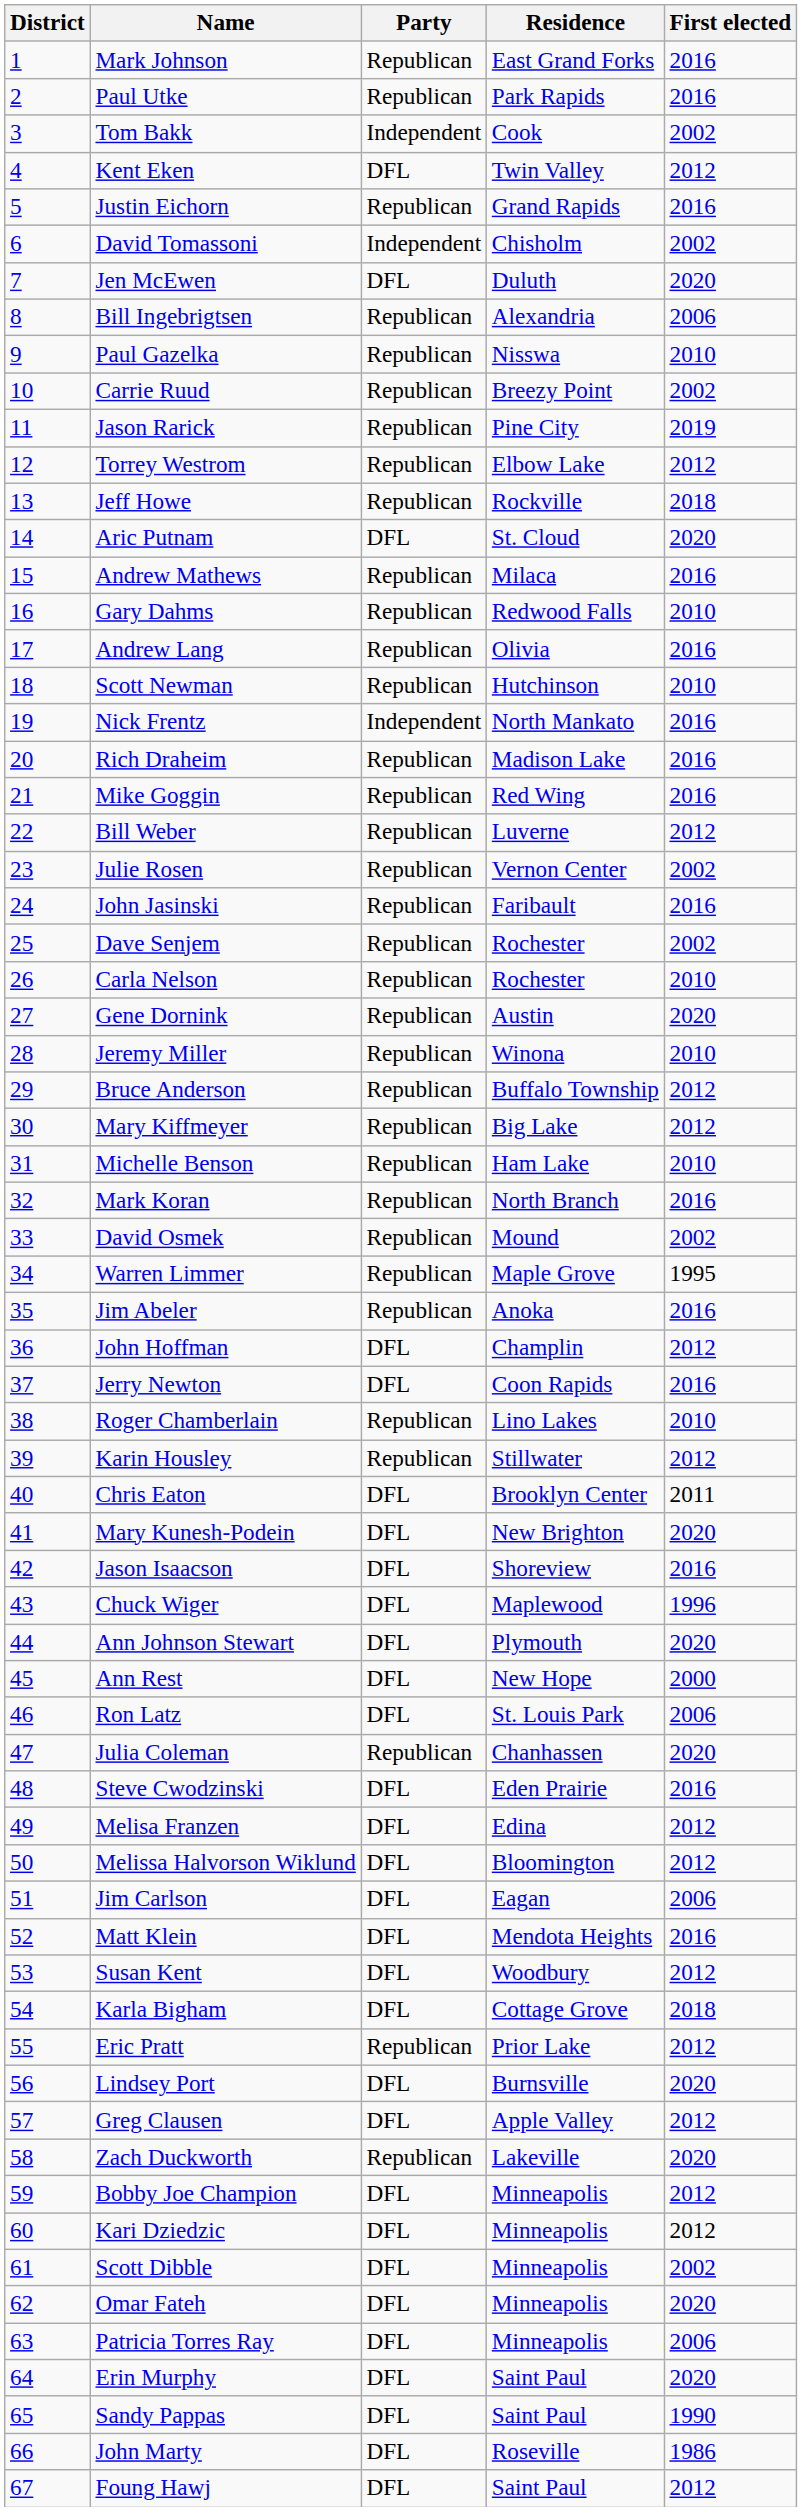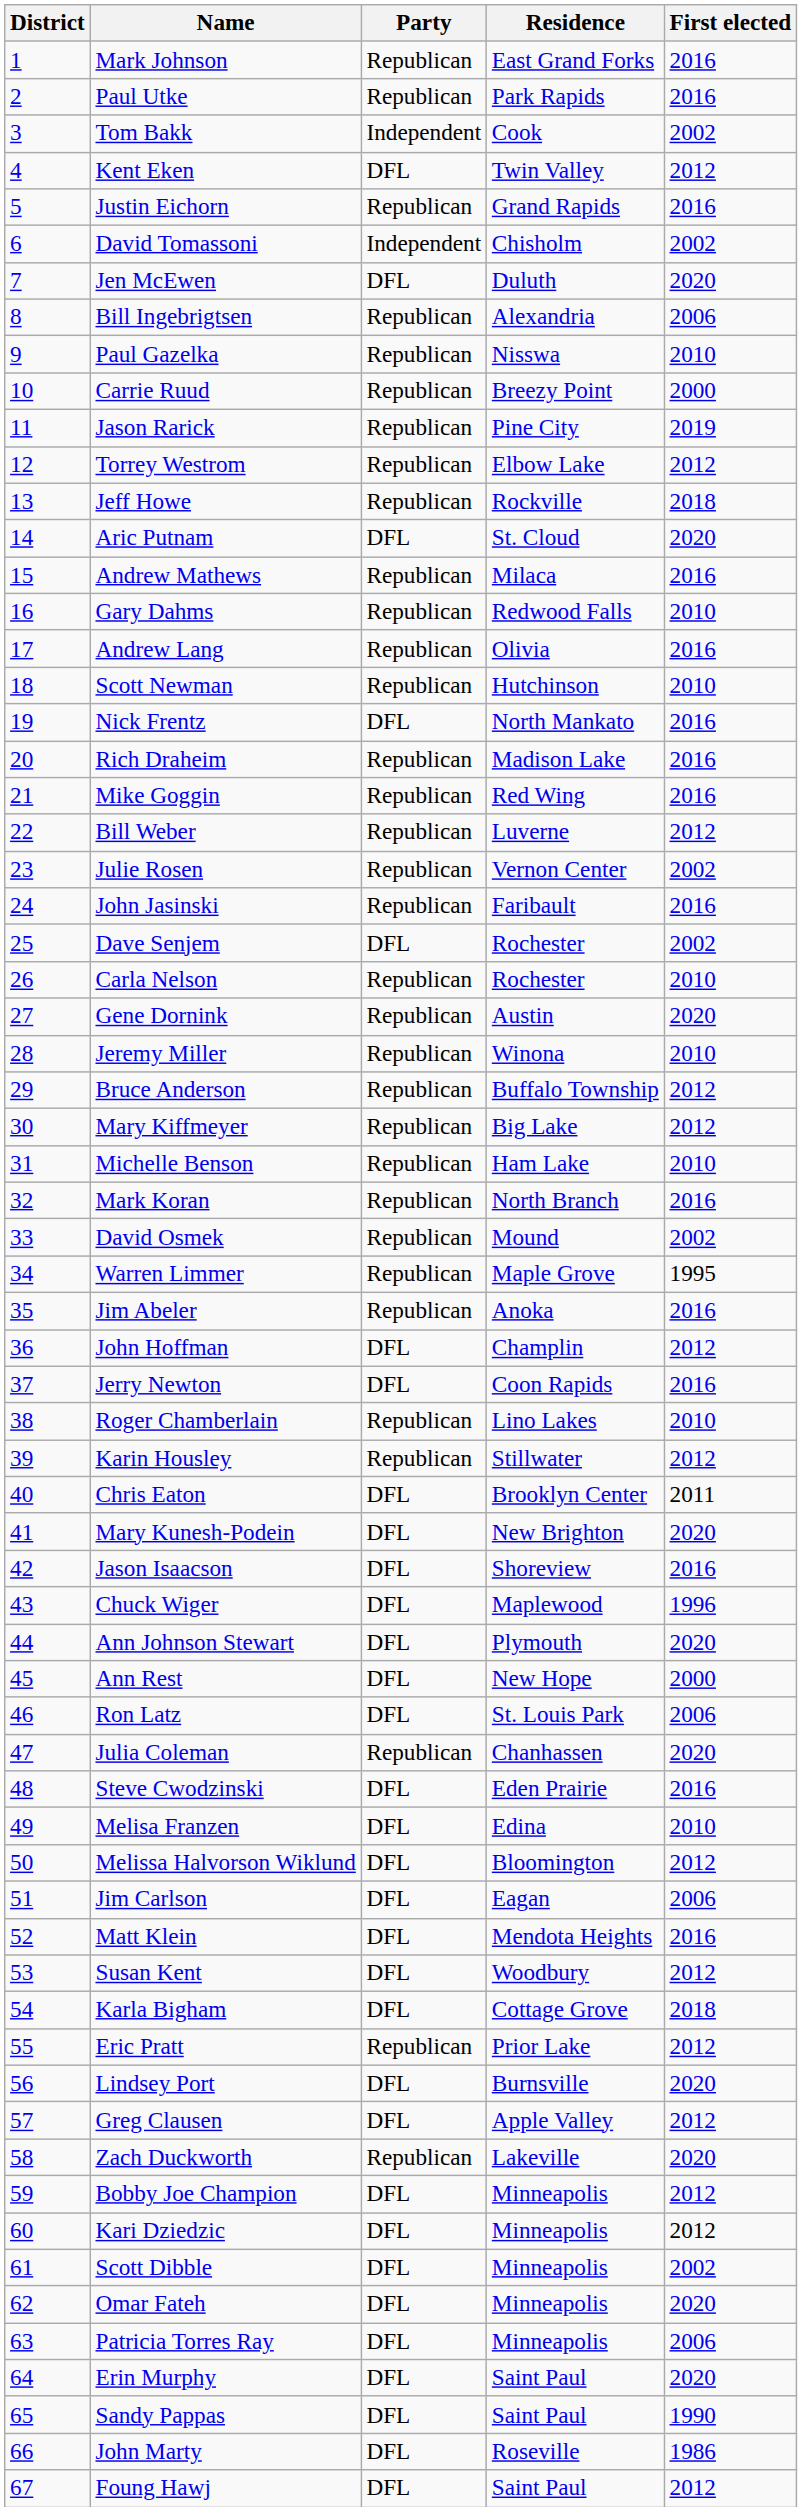(693, 390) 2002 -> (693, 390) 2000
(424, 721) Independent -> (388, 721) DFL
(419, 942) Republican -> (388, 942) DFL
(693, 1825) 2012 -> (693, 1825) 2010
